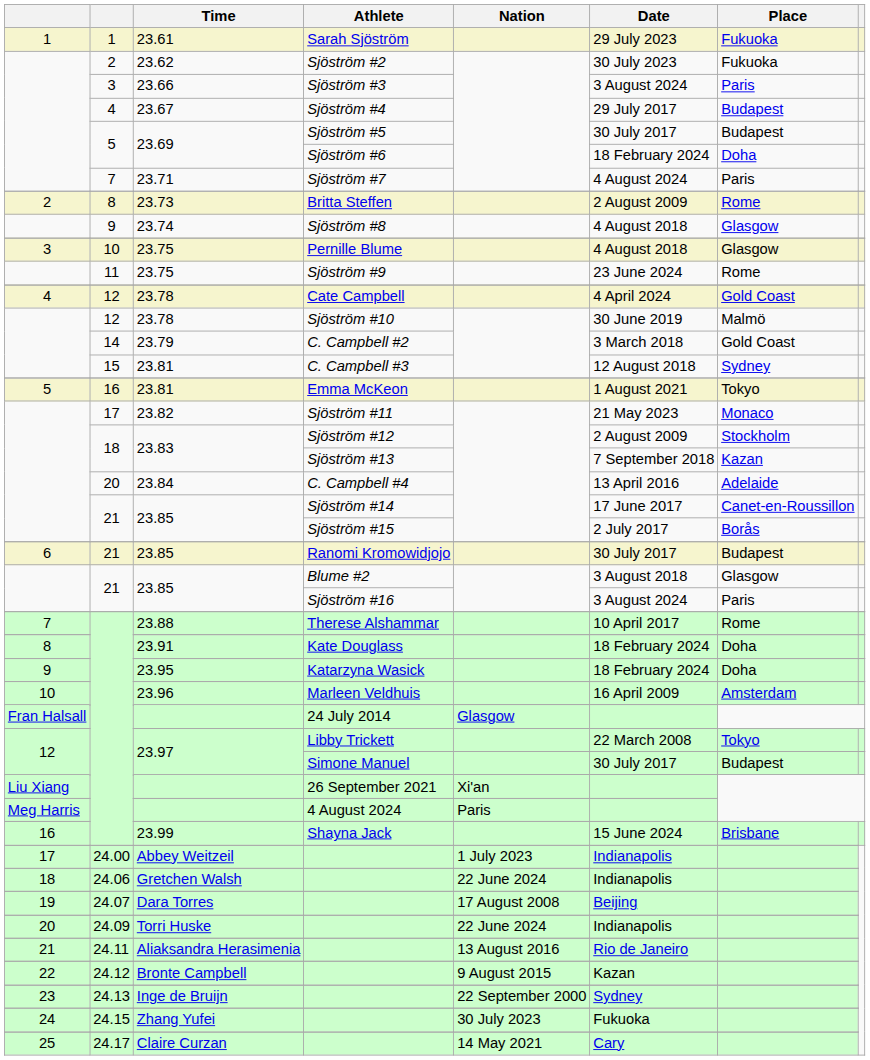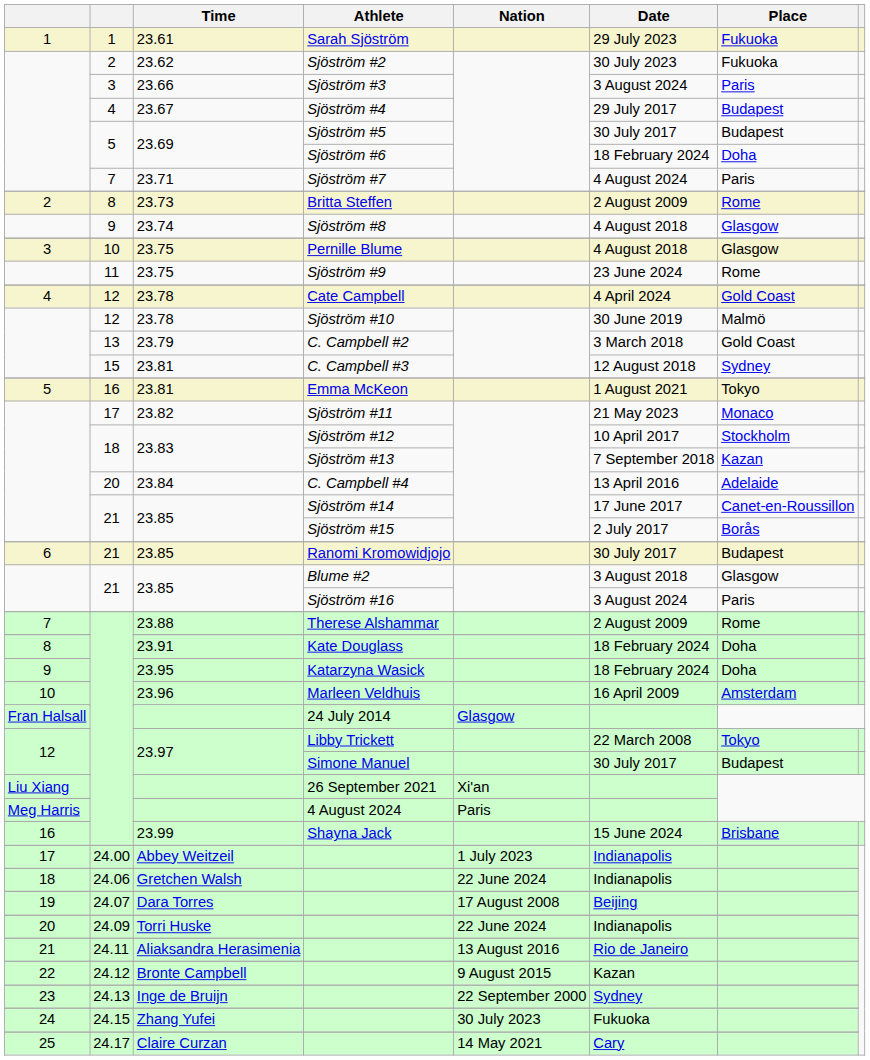(112, 343) 14 -> (112, 343) 13
(640, 436) 2 August 2009 -> (636, 436) 10 April 2017
(636, 623) 10 April 2017 -> (640, 623) 2 August 2009
